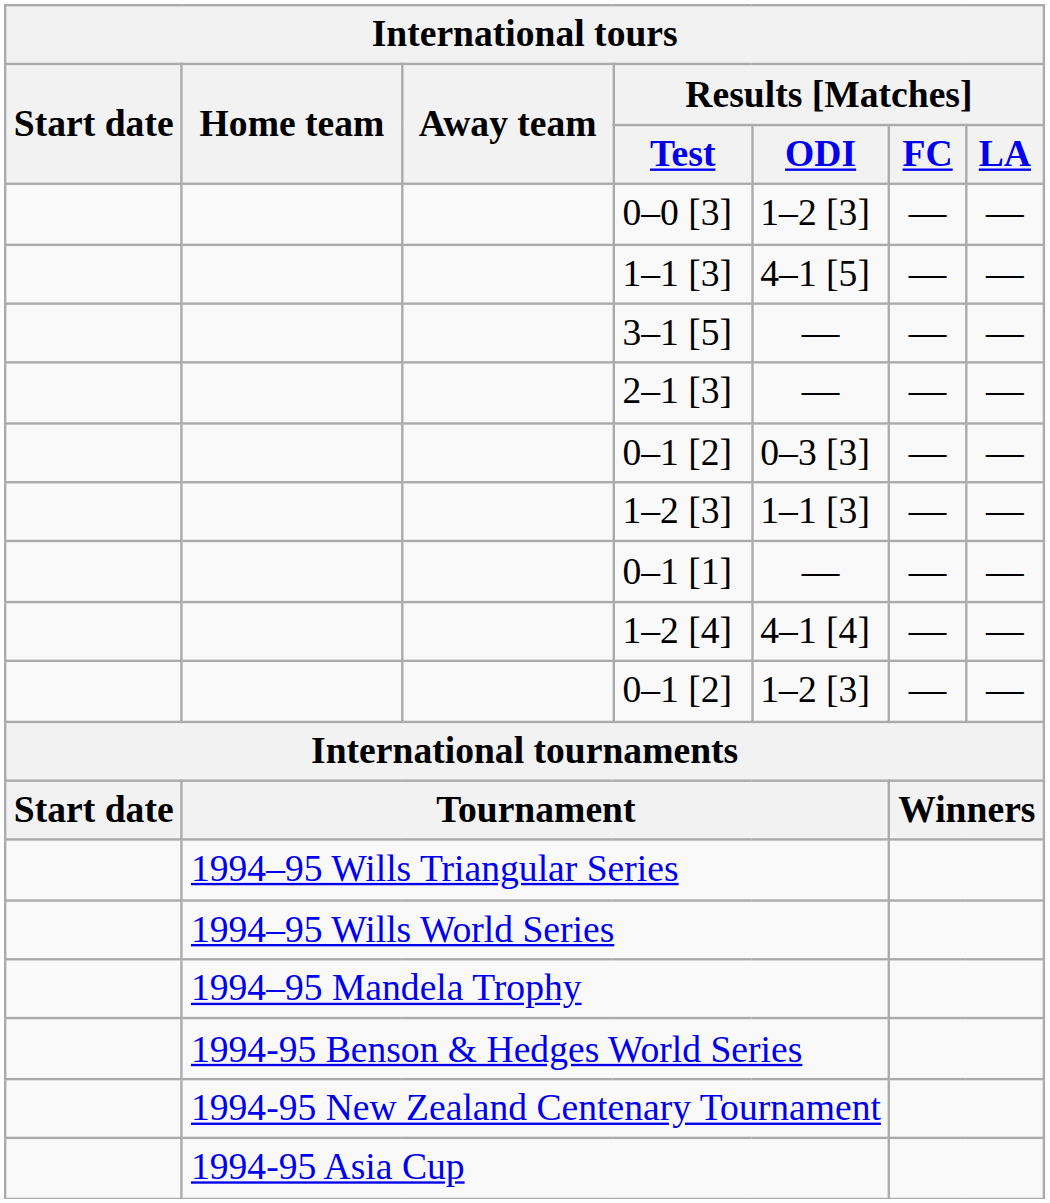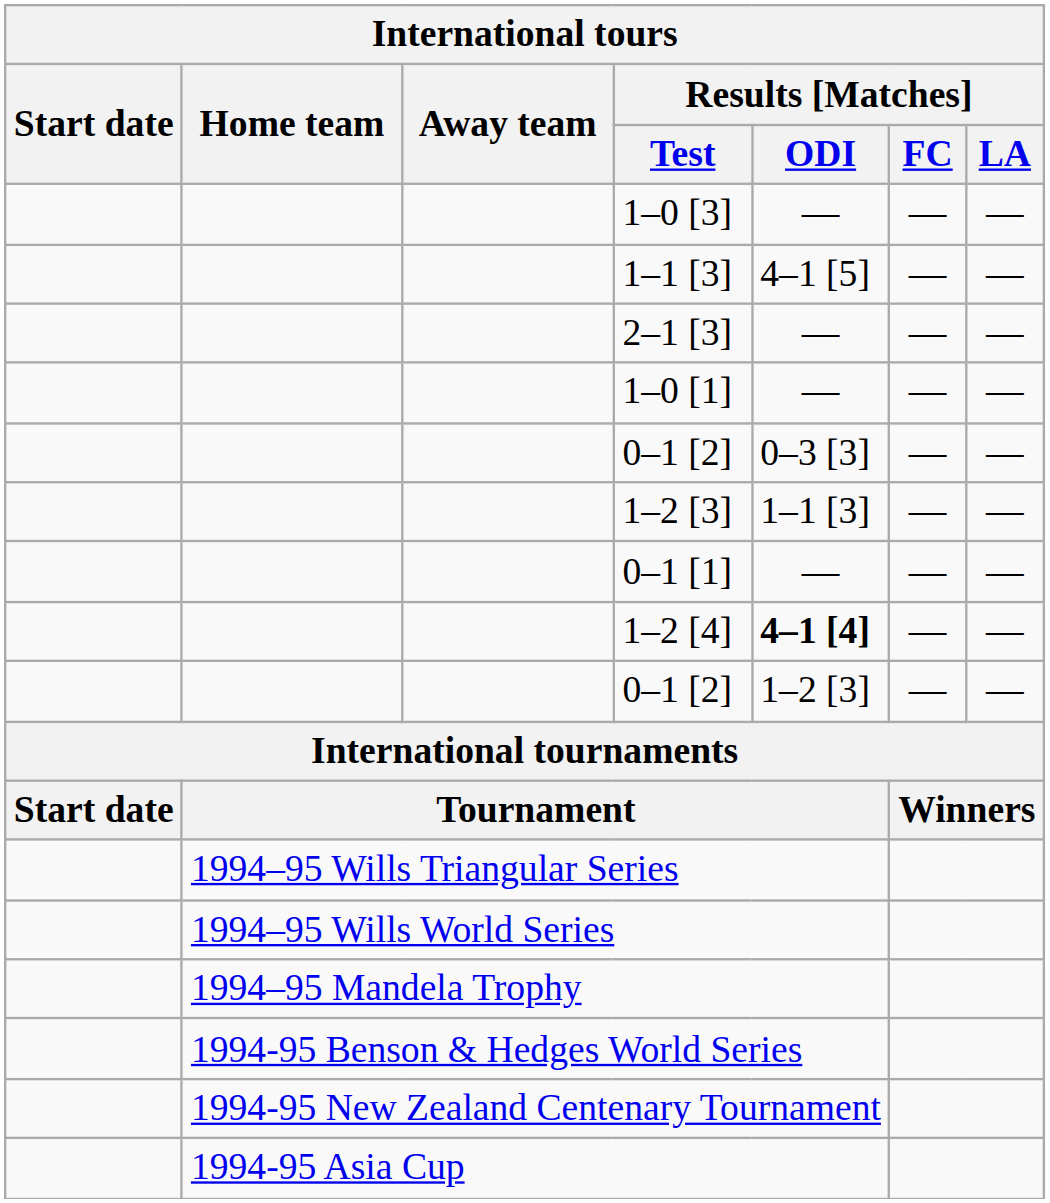+ row: (292, 214)
- row: (292, 214)
- row: (292, 333)
+ row: (292, 393)
(815, 630) normal -> (815, 630) bold
